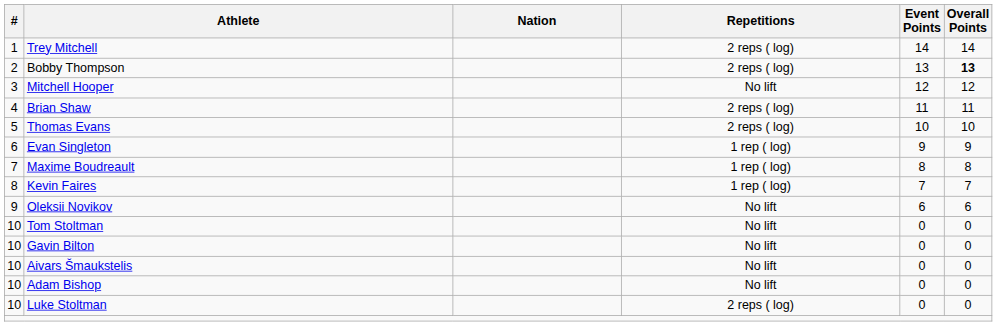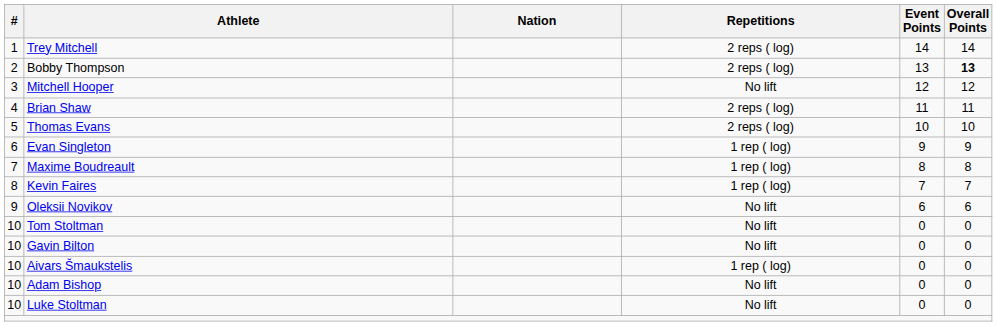(761, 265) No lift -> (761, 265) 1 rep ( log)
(761, 305) 2 reps ( log) -> (761, 305) No lift
